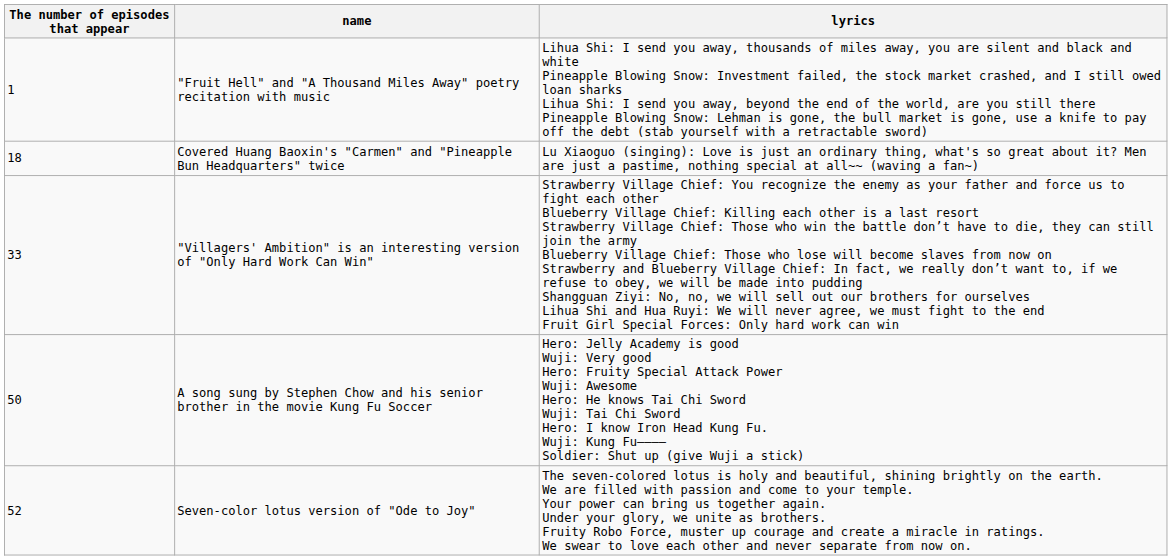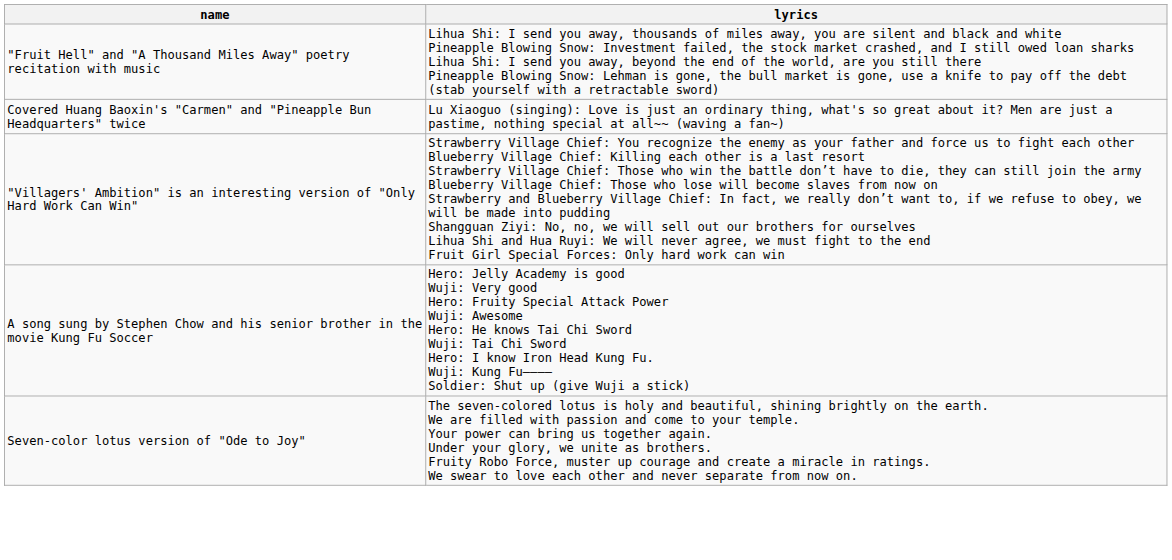- column: (89, 21)
